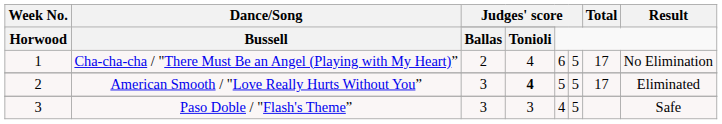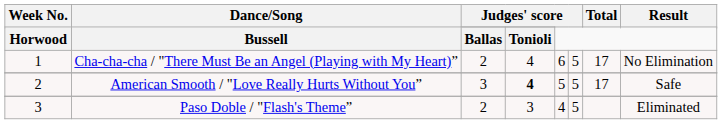(668, 84) Eliminated -> (668, 84) Safe
(483, 107) 3 -> (483, 107) 2
(668, 107) Safe -> (668, 107) Eliminated
